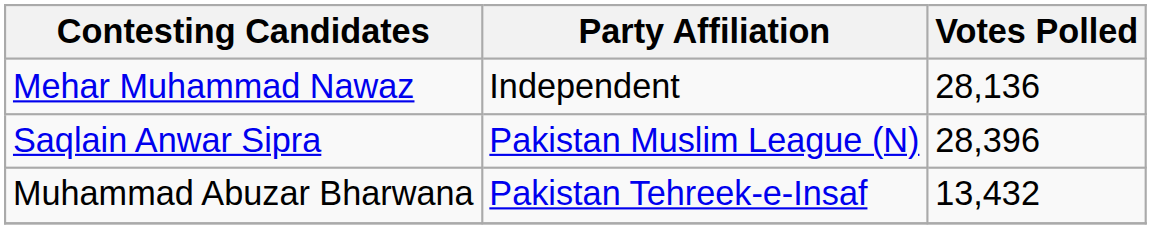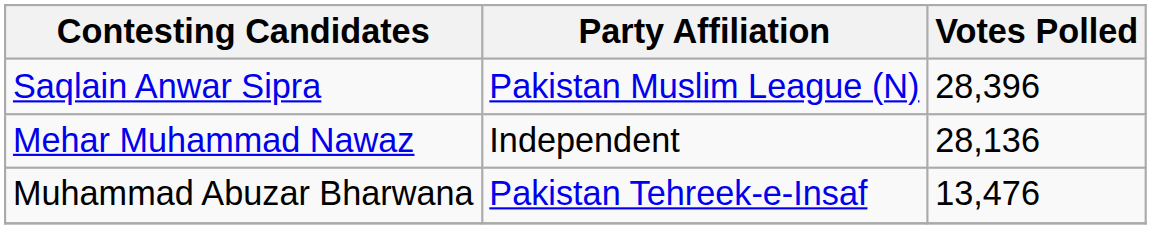rows swapped: (167, 140) <-> (214, 85)
(988, 194) 13,432 -> (988, 194) 13,476
